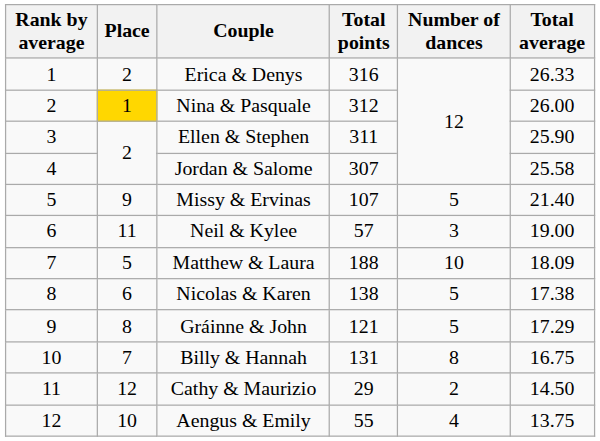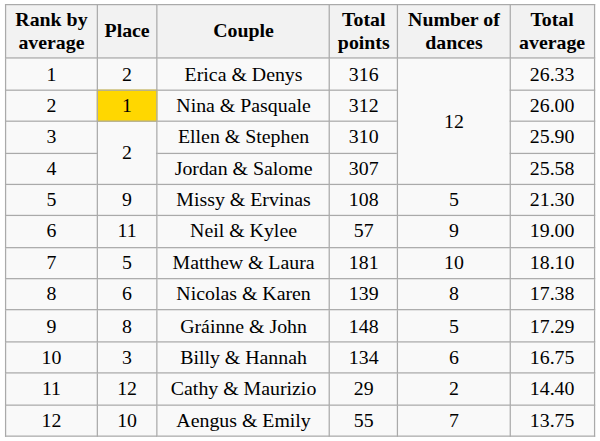(364, 136) 311 -> (364, 136) 310
(364, 199) 107 -> (364, 199) 108
(552, 199) 21.40 -> (552, 199) 21.30
(454, 231) 3 -> (454, 231) 9
(364, 262) 188 -> (364, 262) 181
(552, 262) 18.09 -> (552, 262) 18.10
(364, 294) 138 -> (364, 294) 139
(454, 294) 5 -> (454, 294) 8
(364, 325) 121 -> (364, 325) 148
(127, 357) 7 -> (127, 357) 3
(364, 357) 131 -> (364, 357) 134
(454, 357) 8 -> (454, 357) 6
(552, 388) 14.50 -> (552, 388) 14.40
(454, 420) 4 -> (454, 420) 7
